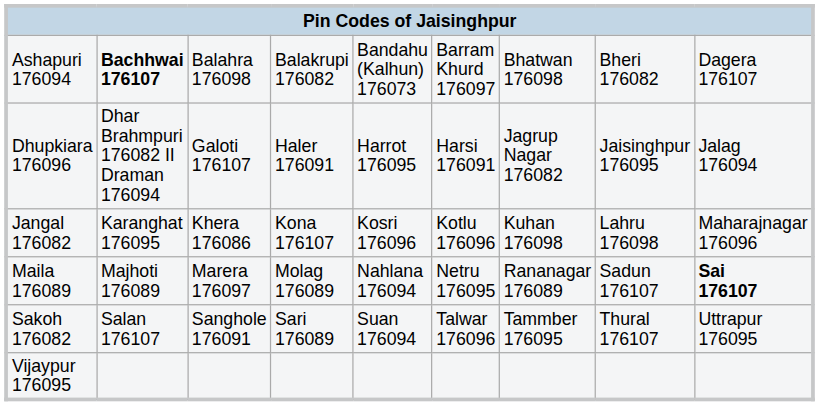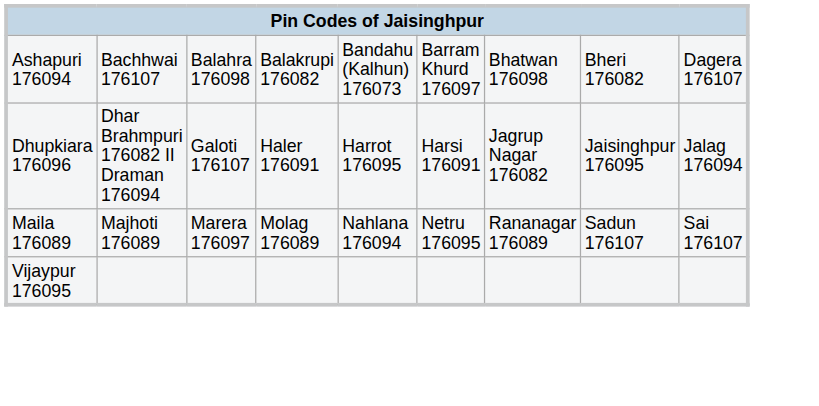(142, 69) bold -> (139, 69) normal
- row: (41, 233)
(728, 281) bold -> (713, 233) normal
- row: (41, 328)
